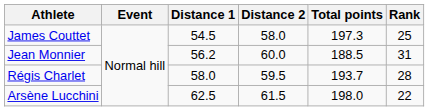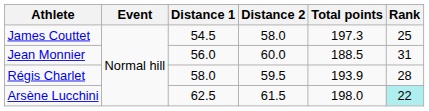(203, 55) 56.2 -> (203, 55) 56.0
(347, 76) 193.7 -> (347, 76) 193.9
(405, 96) no background -> (405, 96) paleturquoise background
